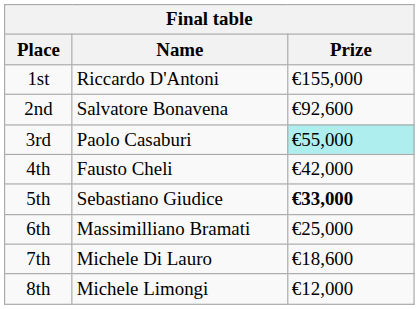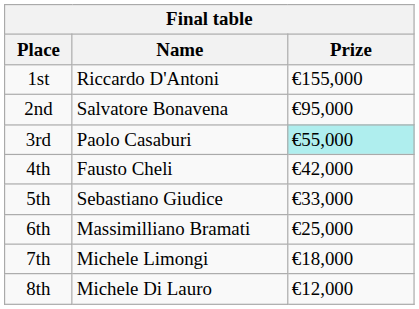(323, 109) €92,600 -> (323, 109) €95,000
(323, 199) bold -> (323, 199) normal
(144, 259) Michele Di Lauro -> (142, 259) Michele Limongi
(323, 259) €18,600 -> (323, 259) €18,000
(142, 288) Michele Limongi -> (144, 288) Michele Di Lauro
